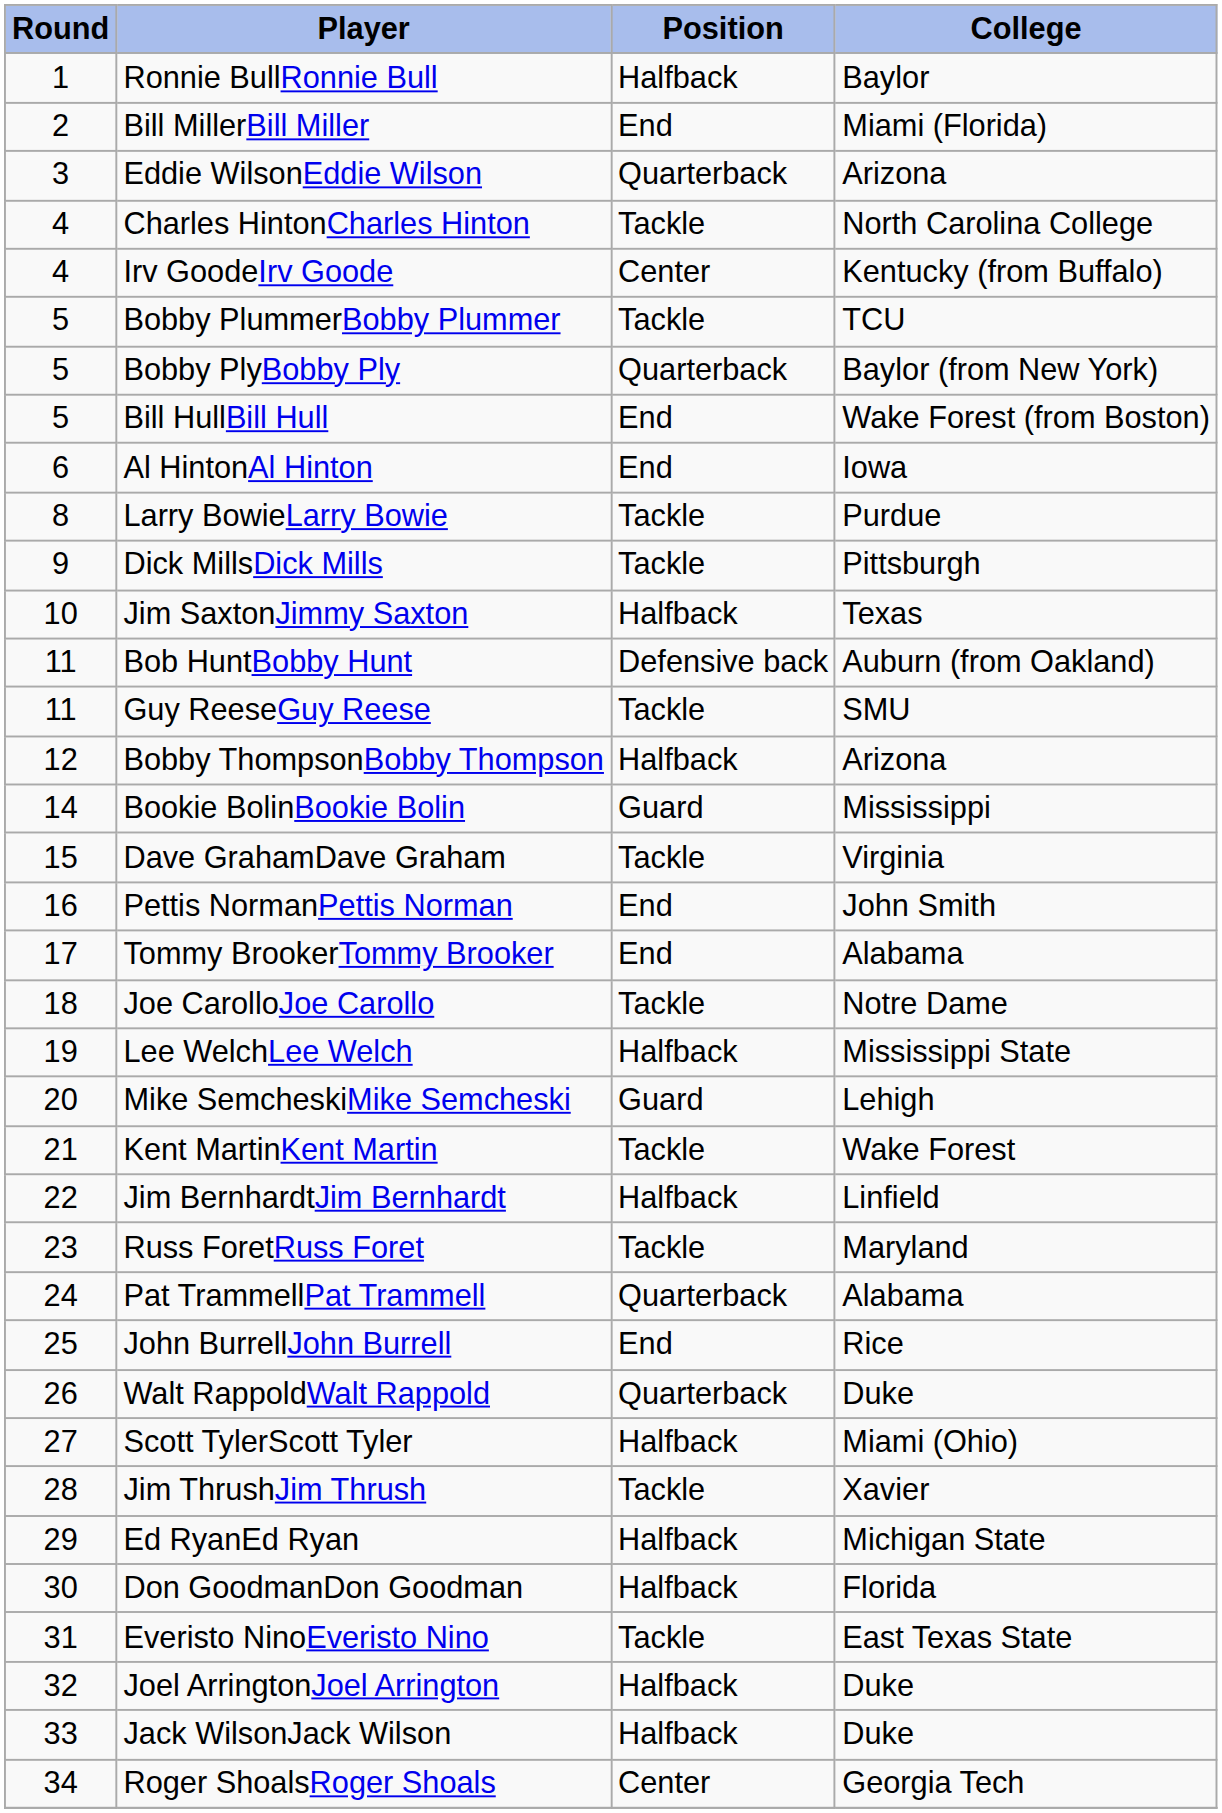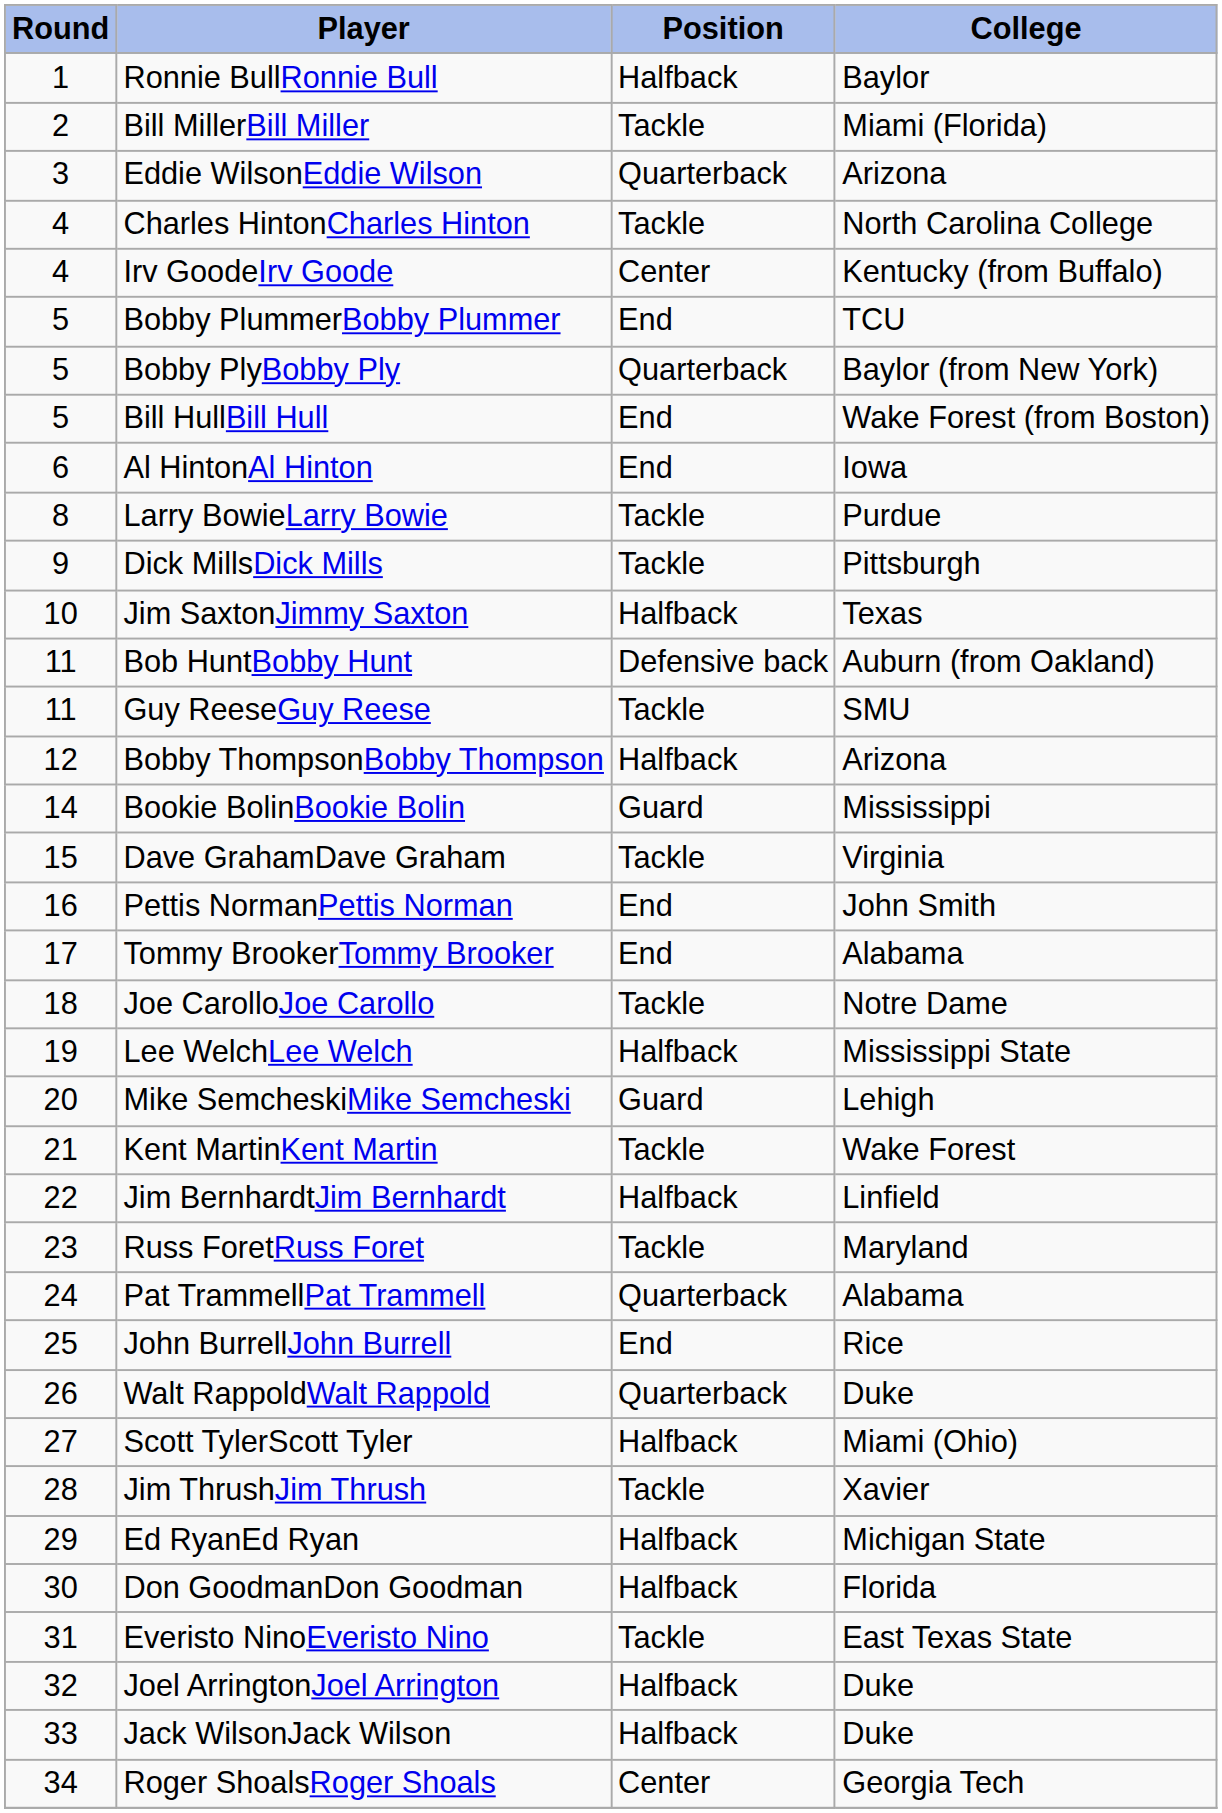(645, 126) End -> (662, 126) Tackle
(662, 321) Tackle -> (645, 321) End
